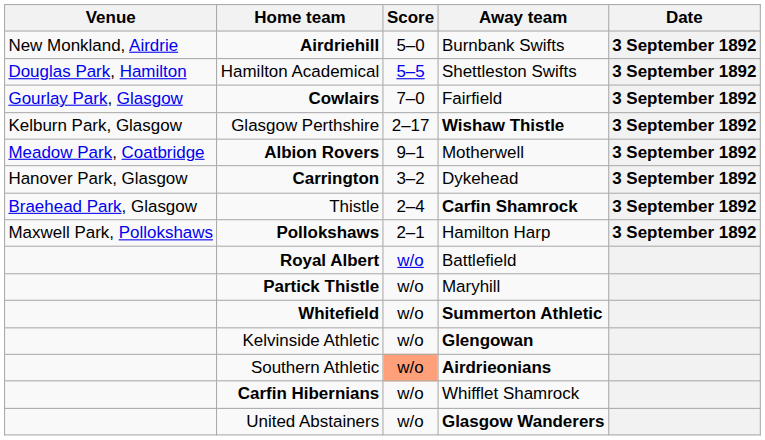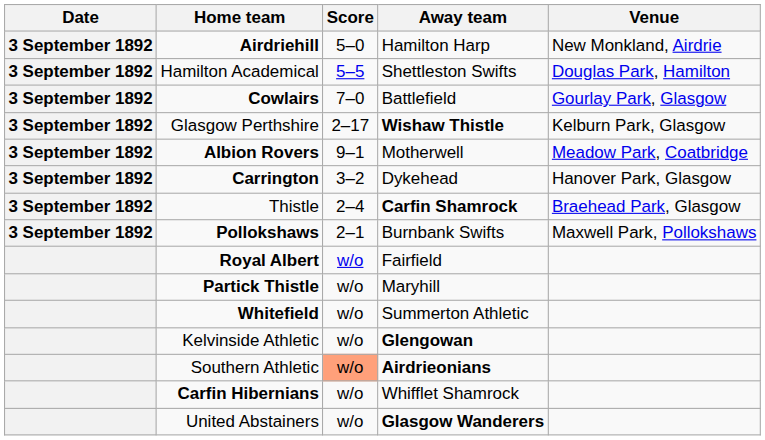columns swapped: (684, 17) <-> (111, 17)
(503, 44) Burnbank Swifts -> (436, 44) Hamilton Harp
(472, 98) Fairfield -> (419, 98) Battlefield
(496, 233) Hamilton Harp -> (443, 233) Burnbank Swifts
(479, 260) Battlefield -> (412, 260) Fairfield
(522, 313) bold -> (455, 313) normal
